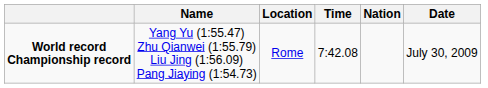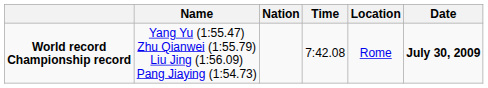columns swapped: (382, 14) <-> (287, 14)
(442, 53) normal -> (443, 53) bold
